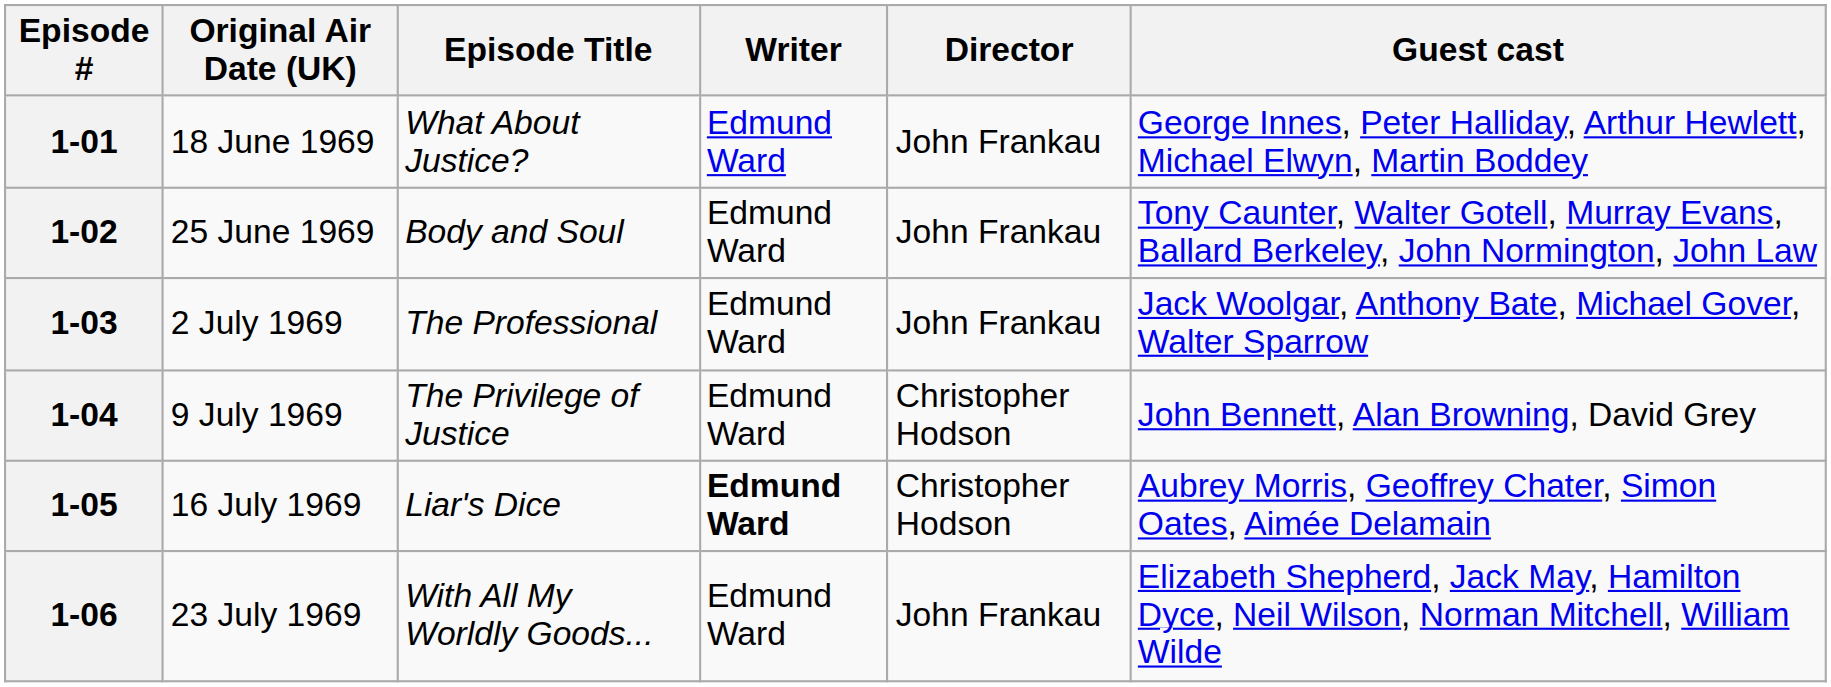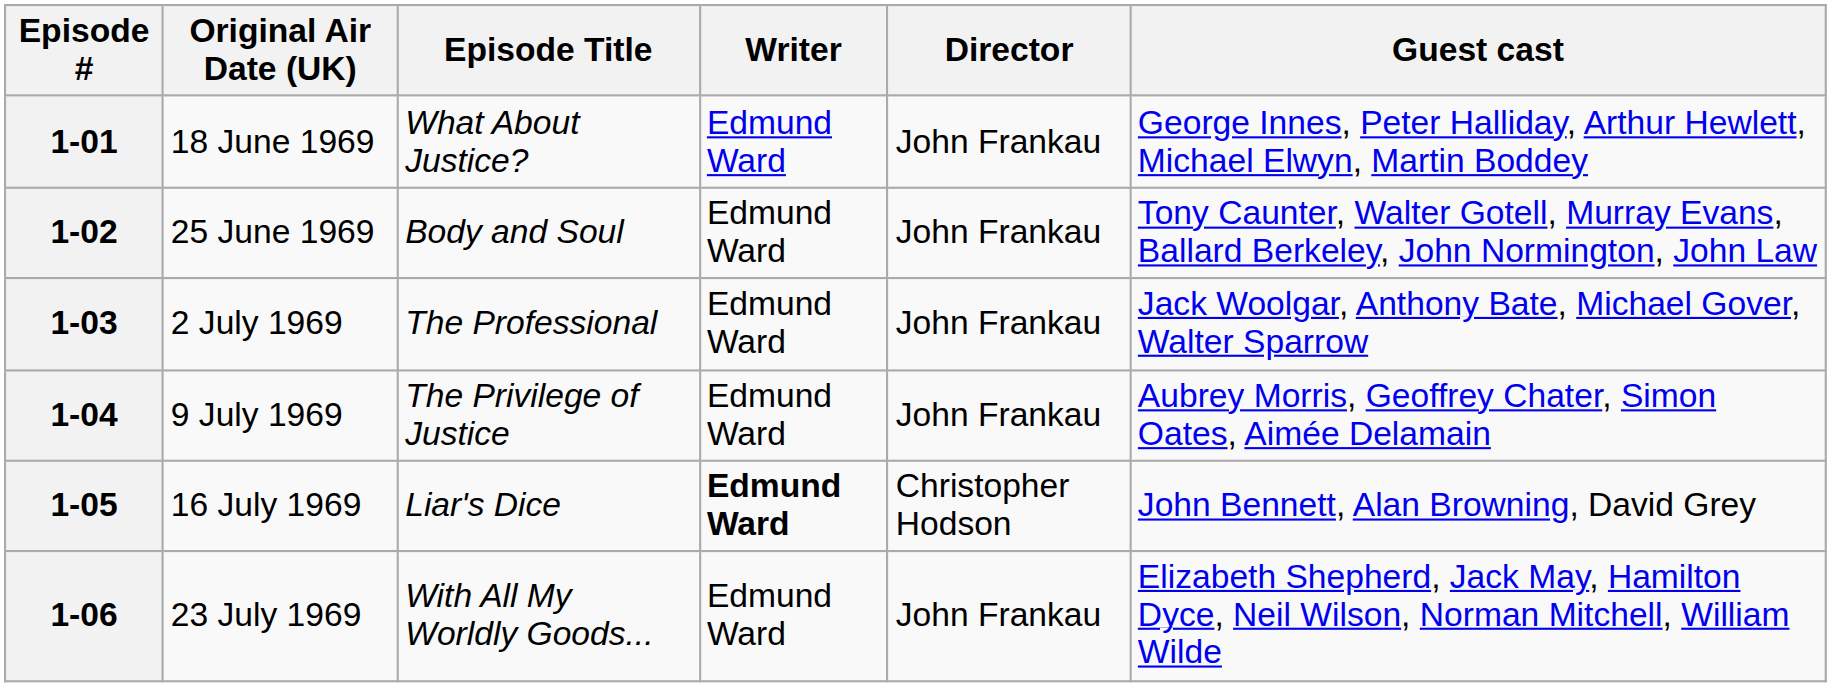(983, 414) Christopher Hodson -> (998, 414) John Frankau
(1447, 414) John Bennett, Alan Browning, David Grey -> (1427, 414) Aubrey Morris, Geoffrey Chater, Simon Oates, Aimée Delamain
(1427, 505) Aubrey Morris, Geoffrey Chater, Simon Oates, Aimée Delamain -> (1447, 505) John Bennett, Alan Browning, David Grey
